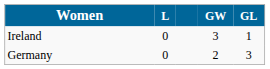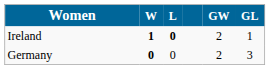+ column: (151, 15)
(165, 35) normal -> (173, 35) bold
(216, 35) 3 -> (219, 35) 2
